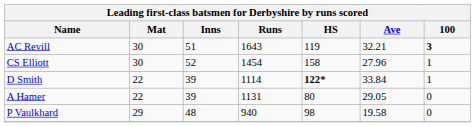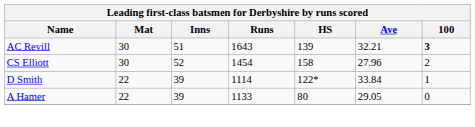(312, 46) 119 -> (305, 46) 139
(429, 63) 1 -> (427, 63) 2
(315, 79) bold -> (308, 79) normal
(251, 96) 1131 -> (242, 96) 1133
- row: (32, 113)
